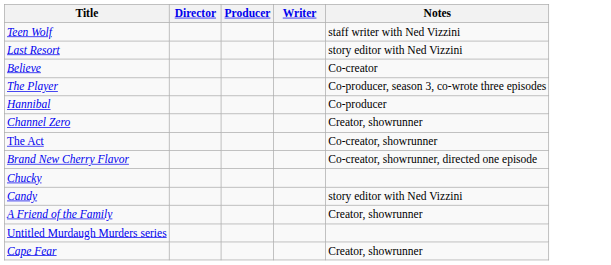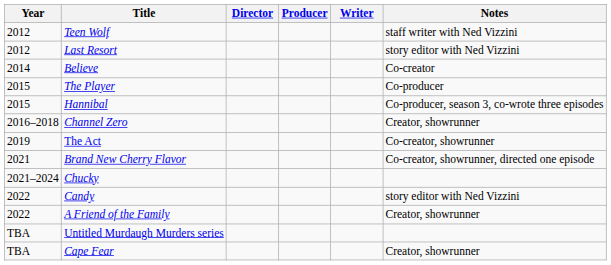+ column: (33, 13)
(437, 86) Co-producer, season 3, co-wrote three episodes -> (415, 86) Co-producer
(357, 104) Co-producer -> (494, 104) Co-producer, season 3, co-wrote three episodes
